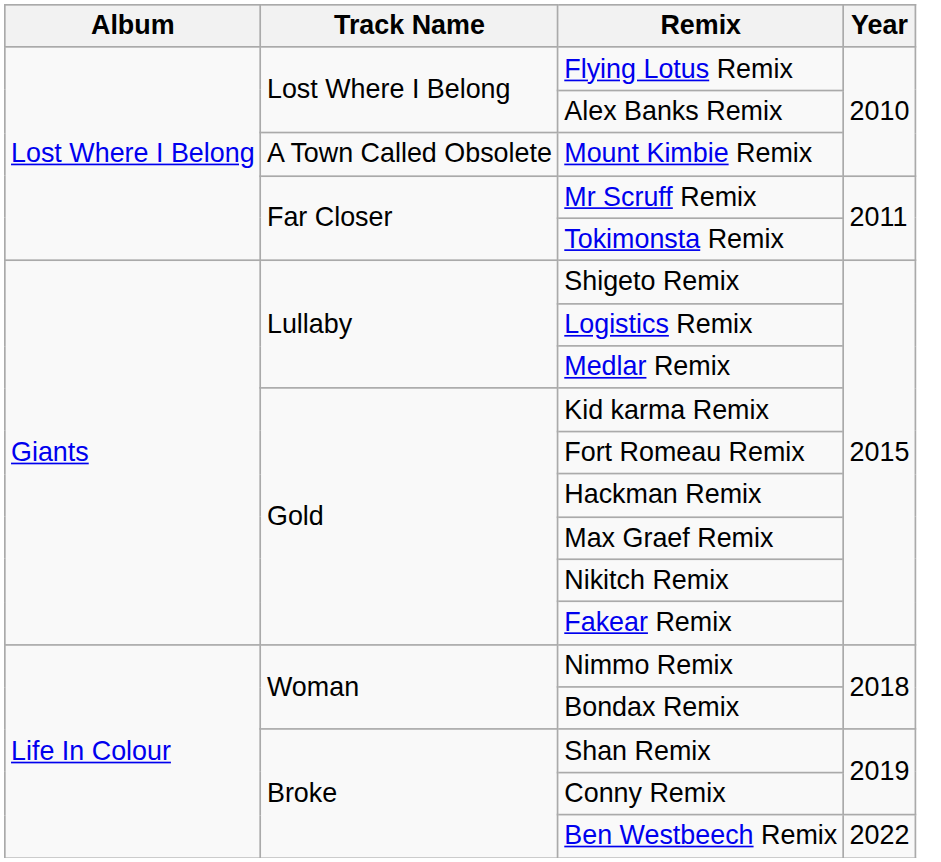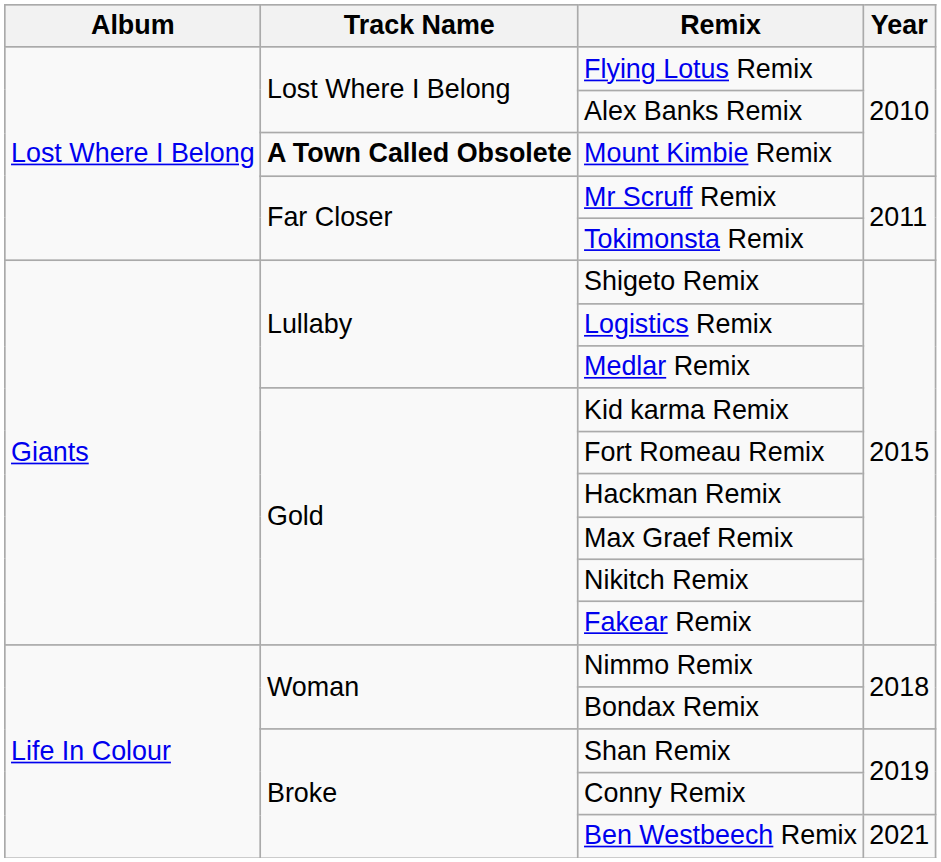(409, 153) normal -> (419, 153) bold
(879, 835) 2022 -> (899, 835) 2021
